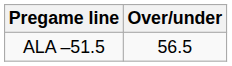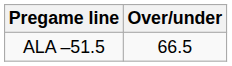(175, 46) 56.5 -> (175, 46) 66.5
